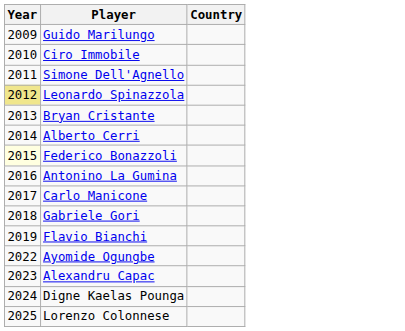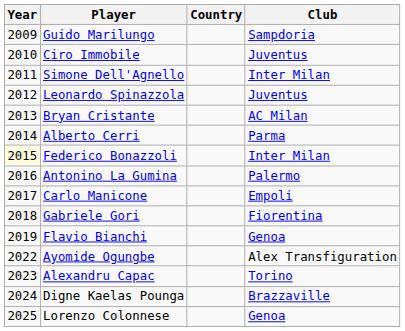+ column: (322, 15)
(22, 95) khaki background -> (22, 95) no background
